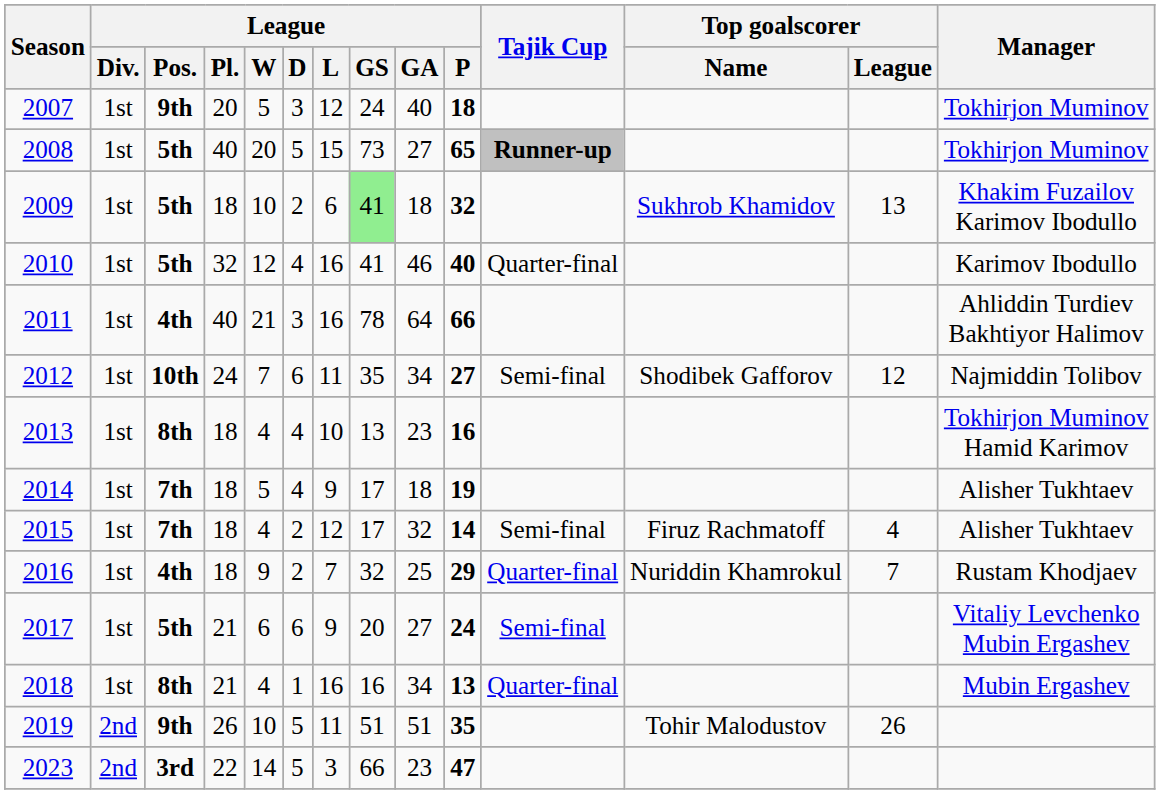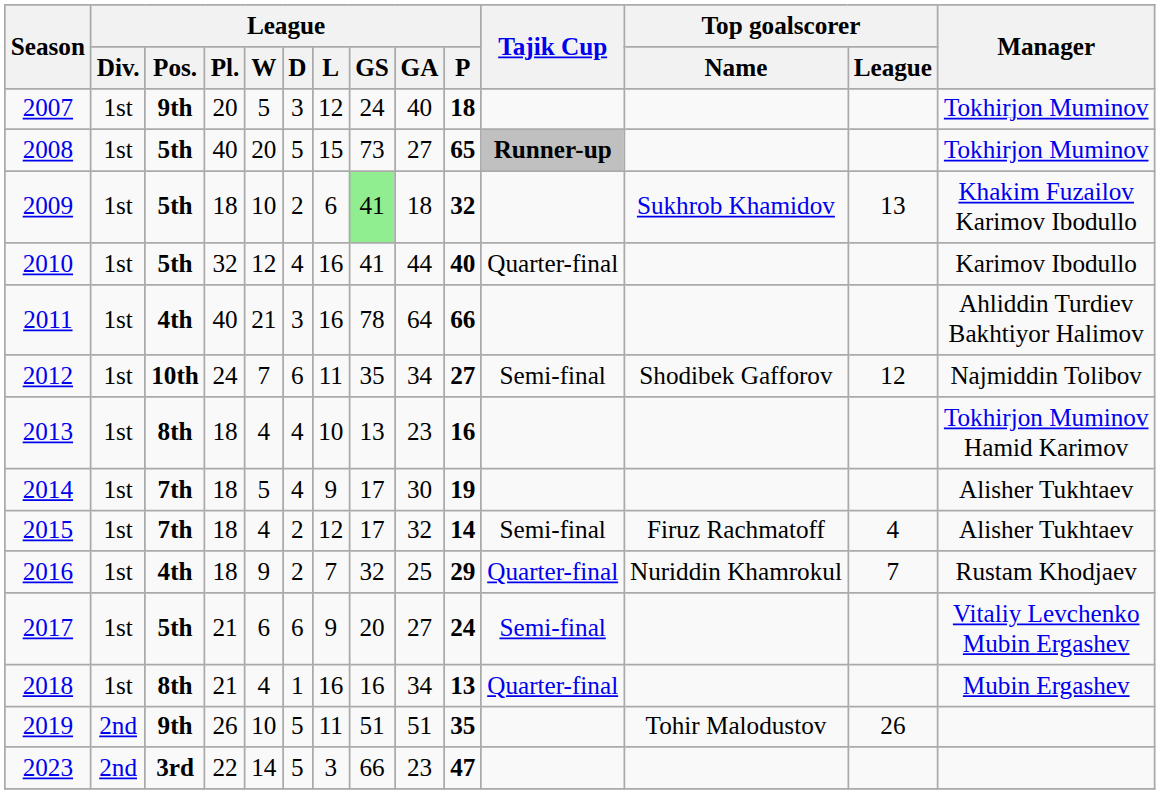(419, 263) 46 -> (419, 263) 44
(419, 488) 18 -> (419, 488) 30
